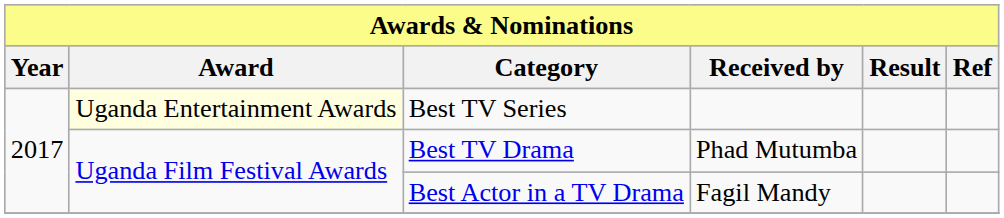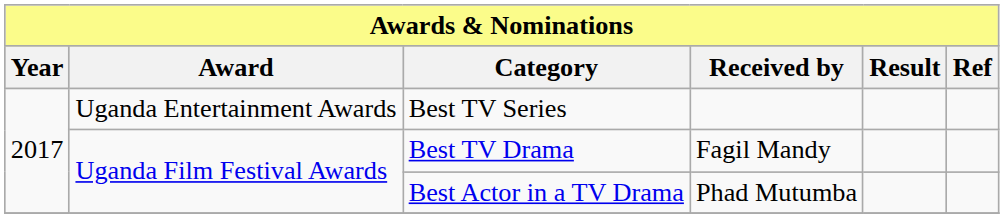(236, 108) lightyellow background -> (236, 108) no background
(777, 150) Phad Mutumba -> (763, 150) Fagil Mandy
(763, 191) Fagil Mandy -> (777, 191) Phad Mutumba
